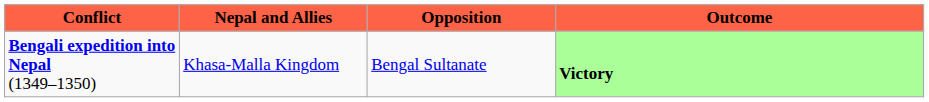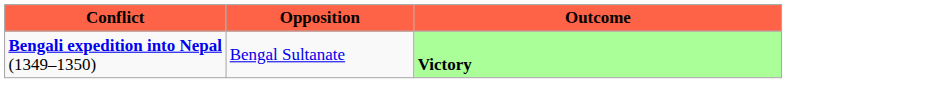- column: (273, 17)
